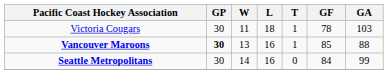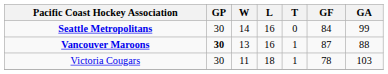rows swapped: (105, 61) <-> (105, 28)
(326, 45) 85 -> (326, 45) 87
